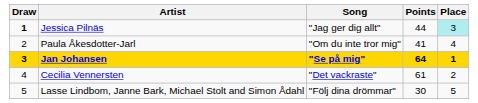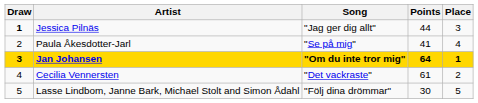(453, 28) paleturquoise background -> (458, 28) no background
(355, 43) "Om du inte tror mig" -> (330, 43) "Se på mig"
(337, 59) "Se på mig" -> (355, 59) "Om du inte tror mig"
